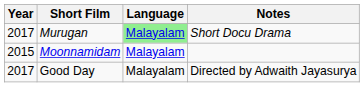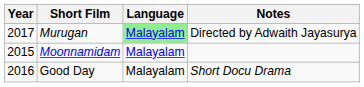(241, 33) Short Docu Drama -> (273, 33) Directed by Adwaith Jayasurya
(21, 71) 2017 -> (21, 71) 2016
(273, 71) Directed by Adwaith Jayasurya -> (241, 71) Short Docu Drama
